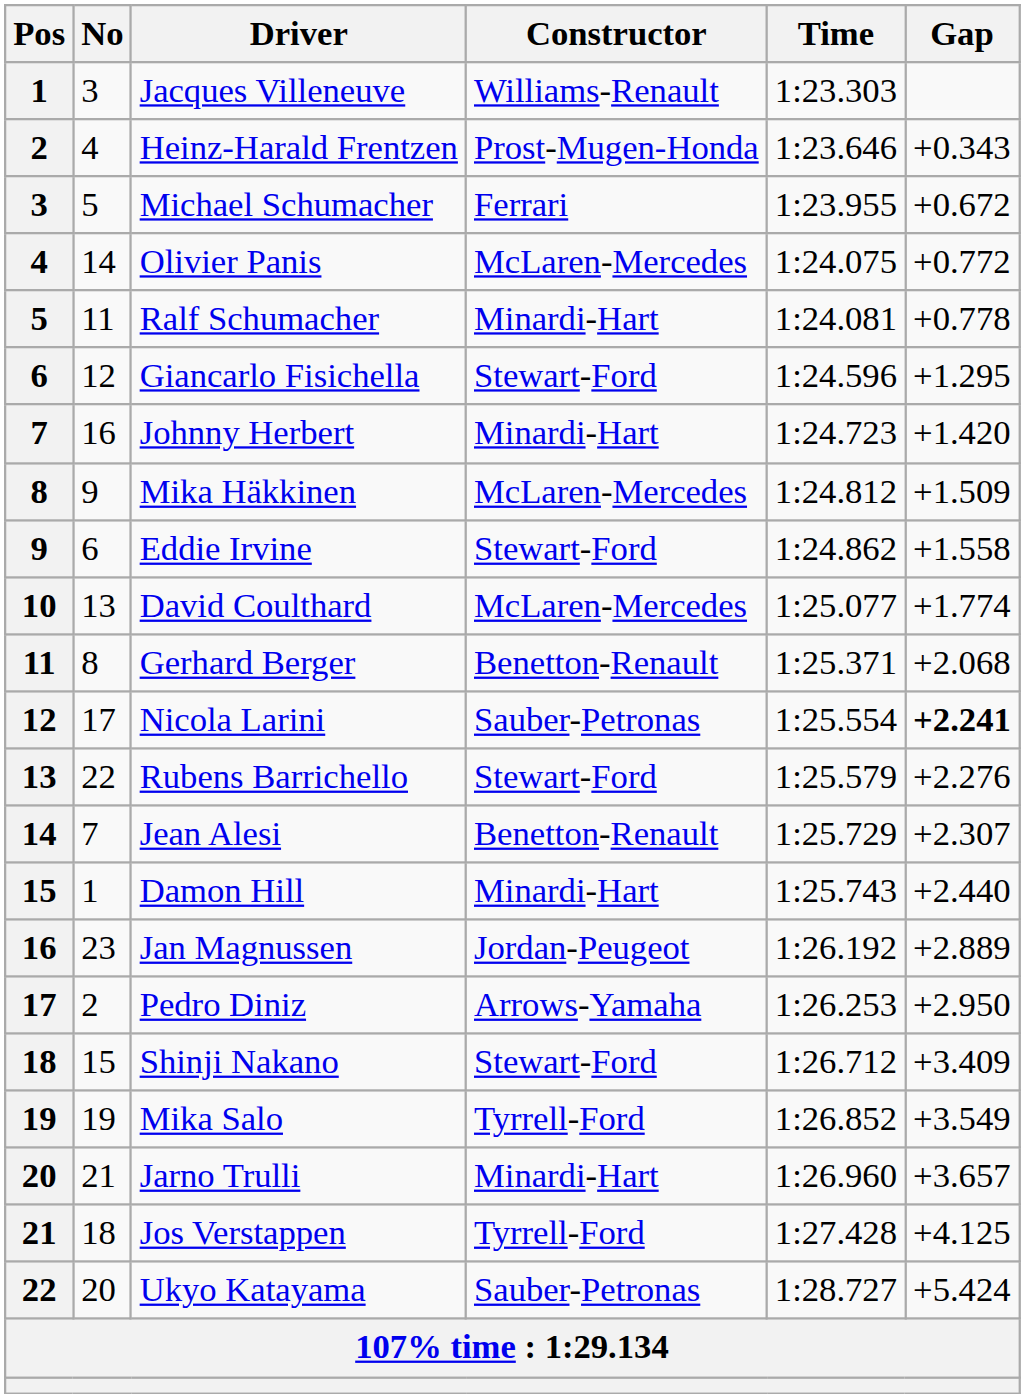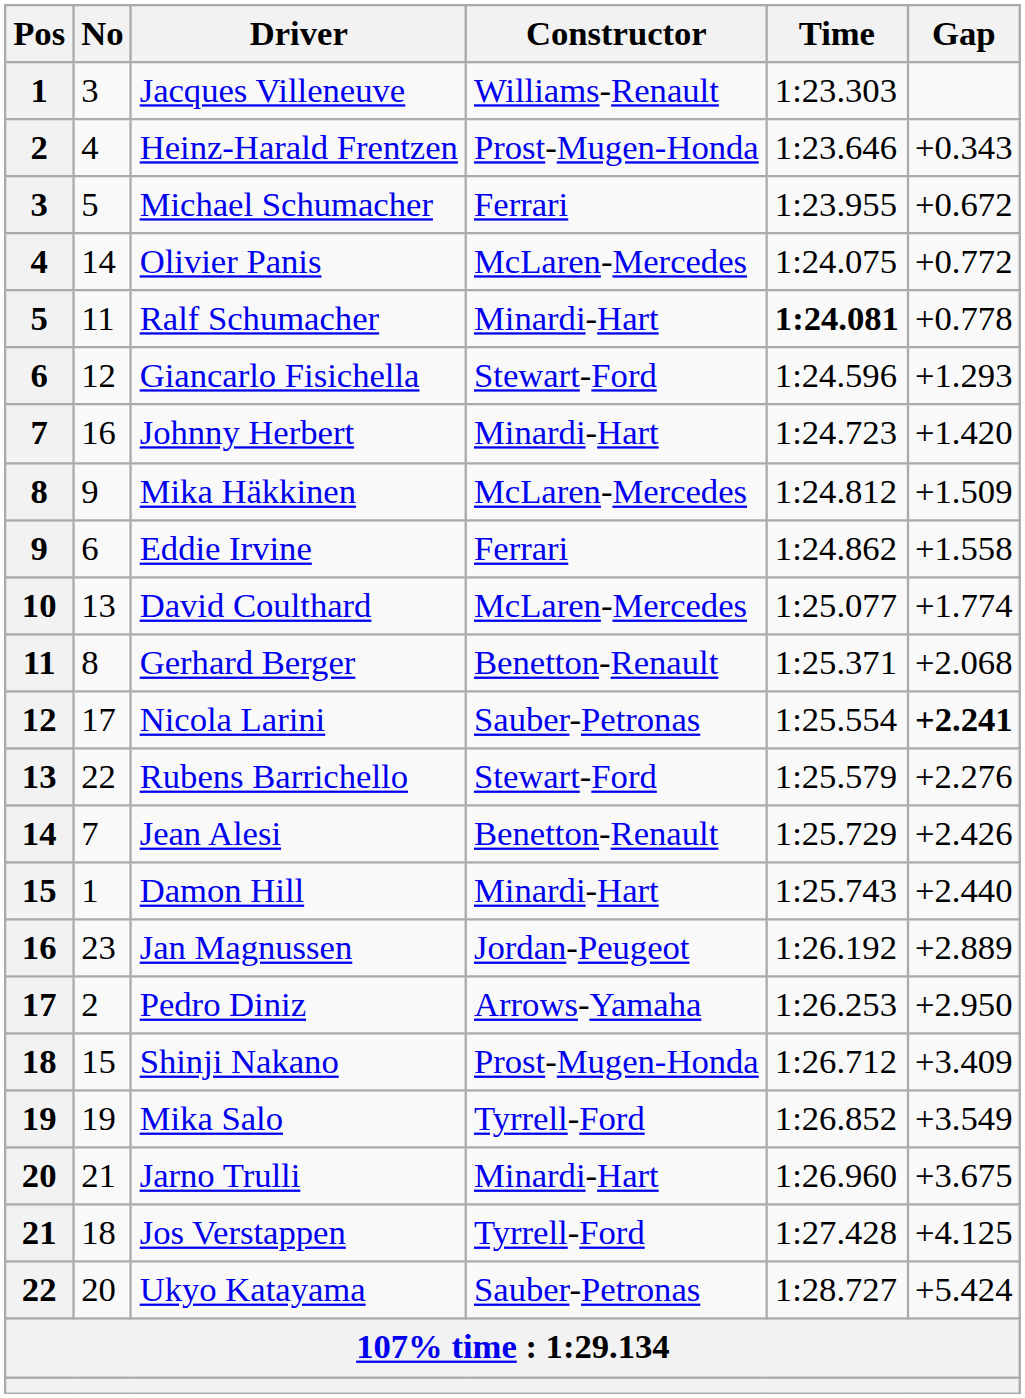(836, 318) normal -> (837, 318) bold
(962, 376) +1.295 -> (964, 376) +1.293
(565, 547) Stewart-Ford -> (521, 547) Ferrari
(962, 833) +2.307 -> (964, 833) +2.426
(565, 1061) Stewart-Ford -> (616, 1061) Prost-Mugen-Honda
(962, 1176) +3.657 -> (964, 1176) +3.675
